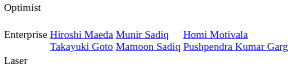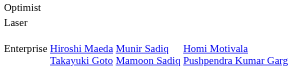rows swapped: (16, 60) <-> (26, 34)
